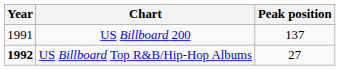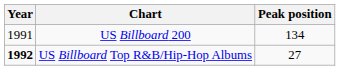(295, 34) 137 -> (295, 34) 134
